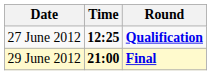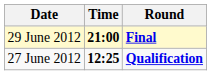rows swapped: (44, 37) <-> (44, 59)
